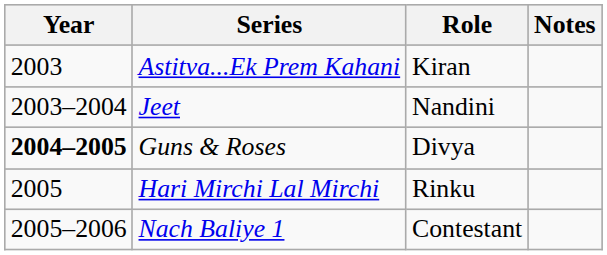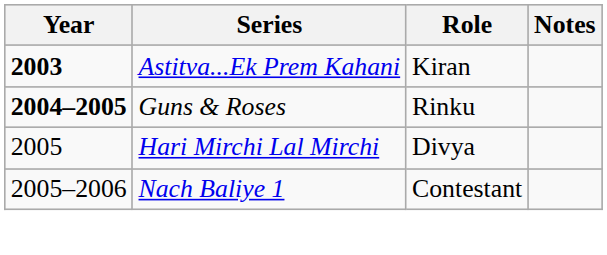(37, 65) normal -> (37, 65) bold
- row: (159, 106)
(444, 147) Divya -> (444, 106) Rinku
(444, 188) Rinku -> (444, 147) Divya
